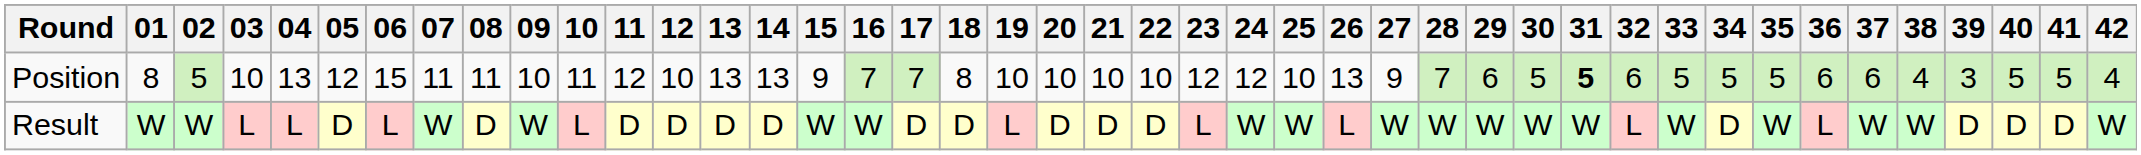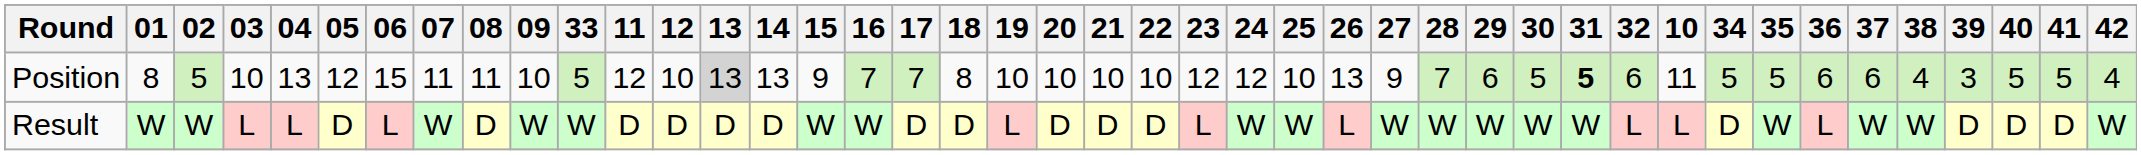columns swapped: (581, 28) <-> (1681, 28)
(725, 76) no background -> (725, 76) lightgrey background
